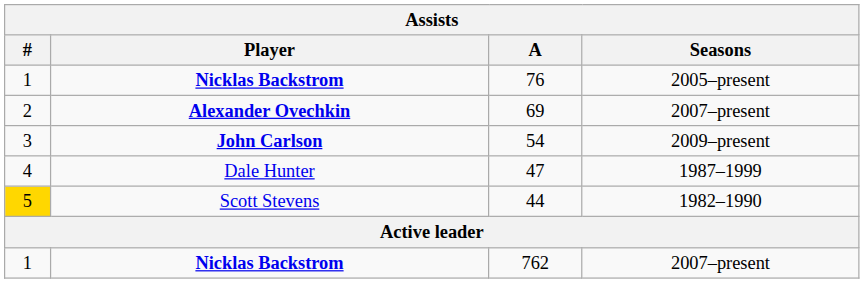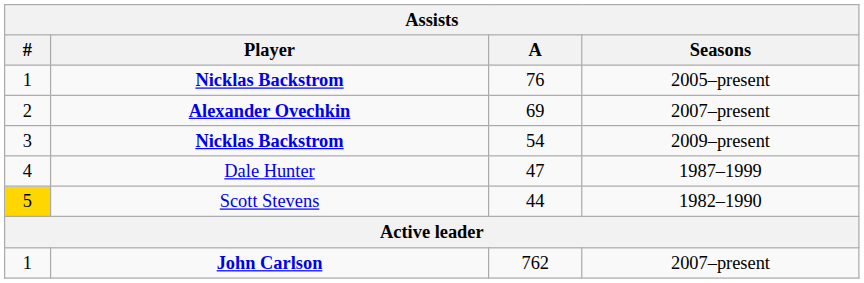(270, 141) John Carlson -> (270, 141) Nicklas Backstrom
(270, 262) Nicklas Backstrom -> (270, 262) John Carlson
